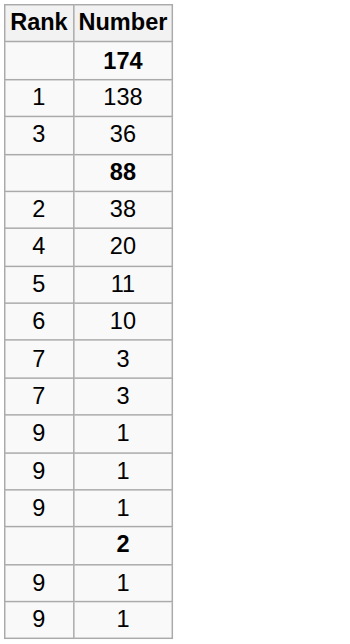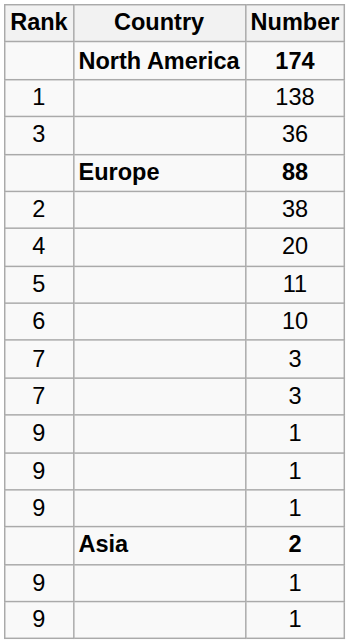+ column: (159, 23)
